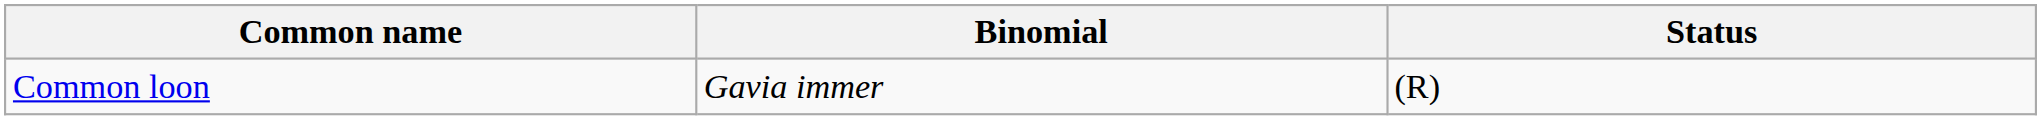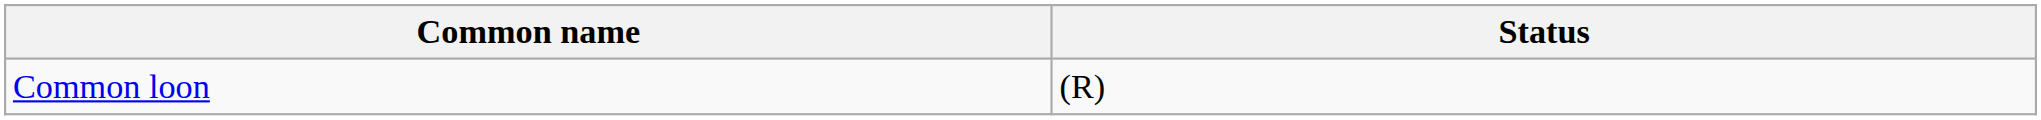- column: (1041, 31)
